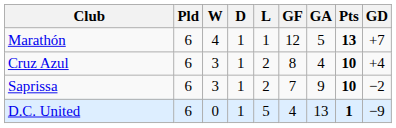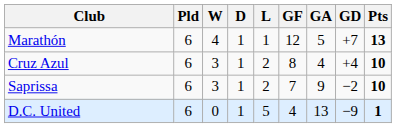columns swapped: (377, 16) <-> (349, 16)
